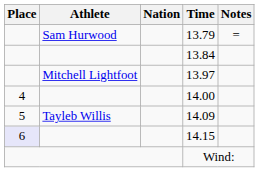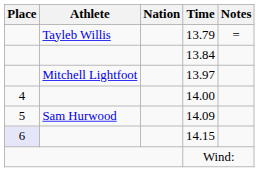(80, 34) Sam Hurwood -> (77, 34) Tayleb Willis
(77, 116) Tayleb Willis -> (80, 116) Sam Hurwood
